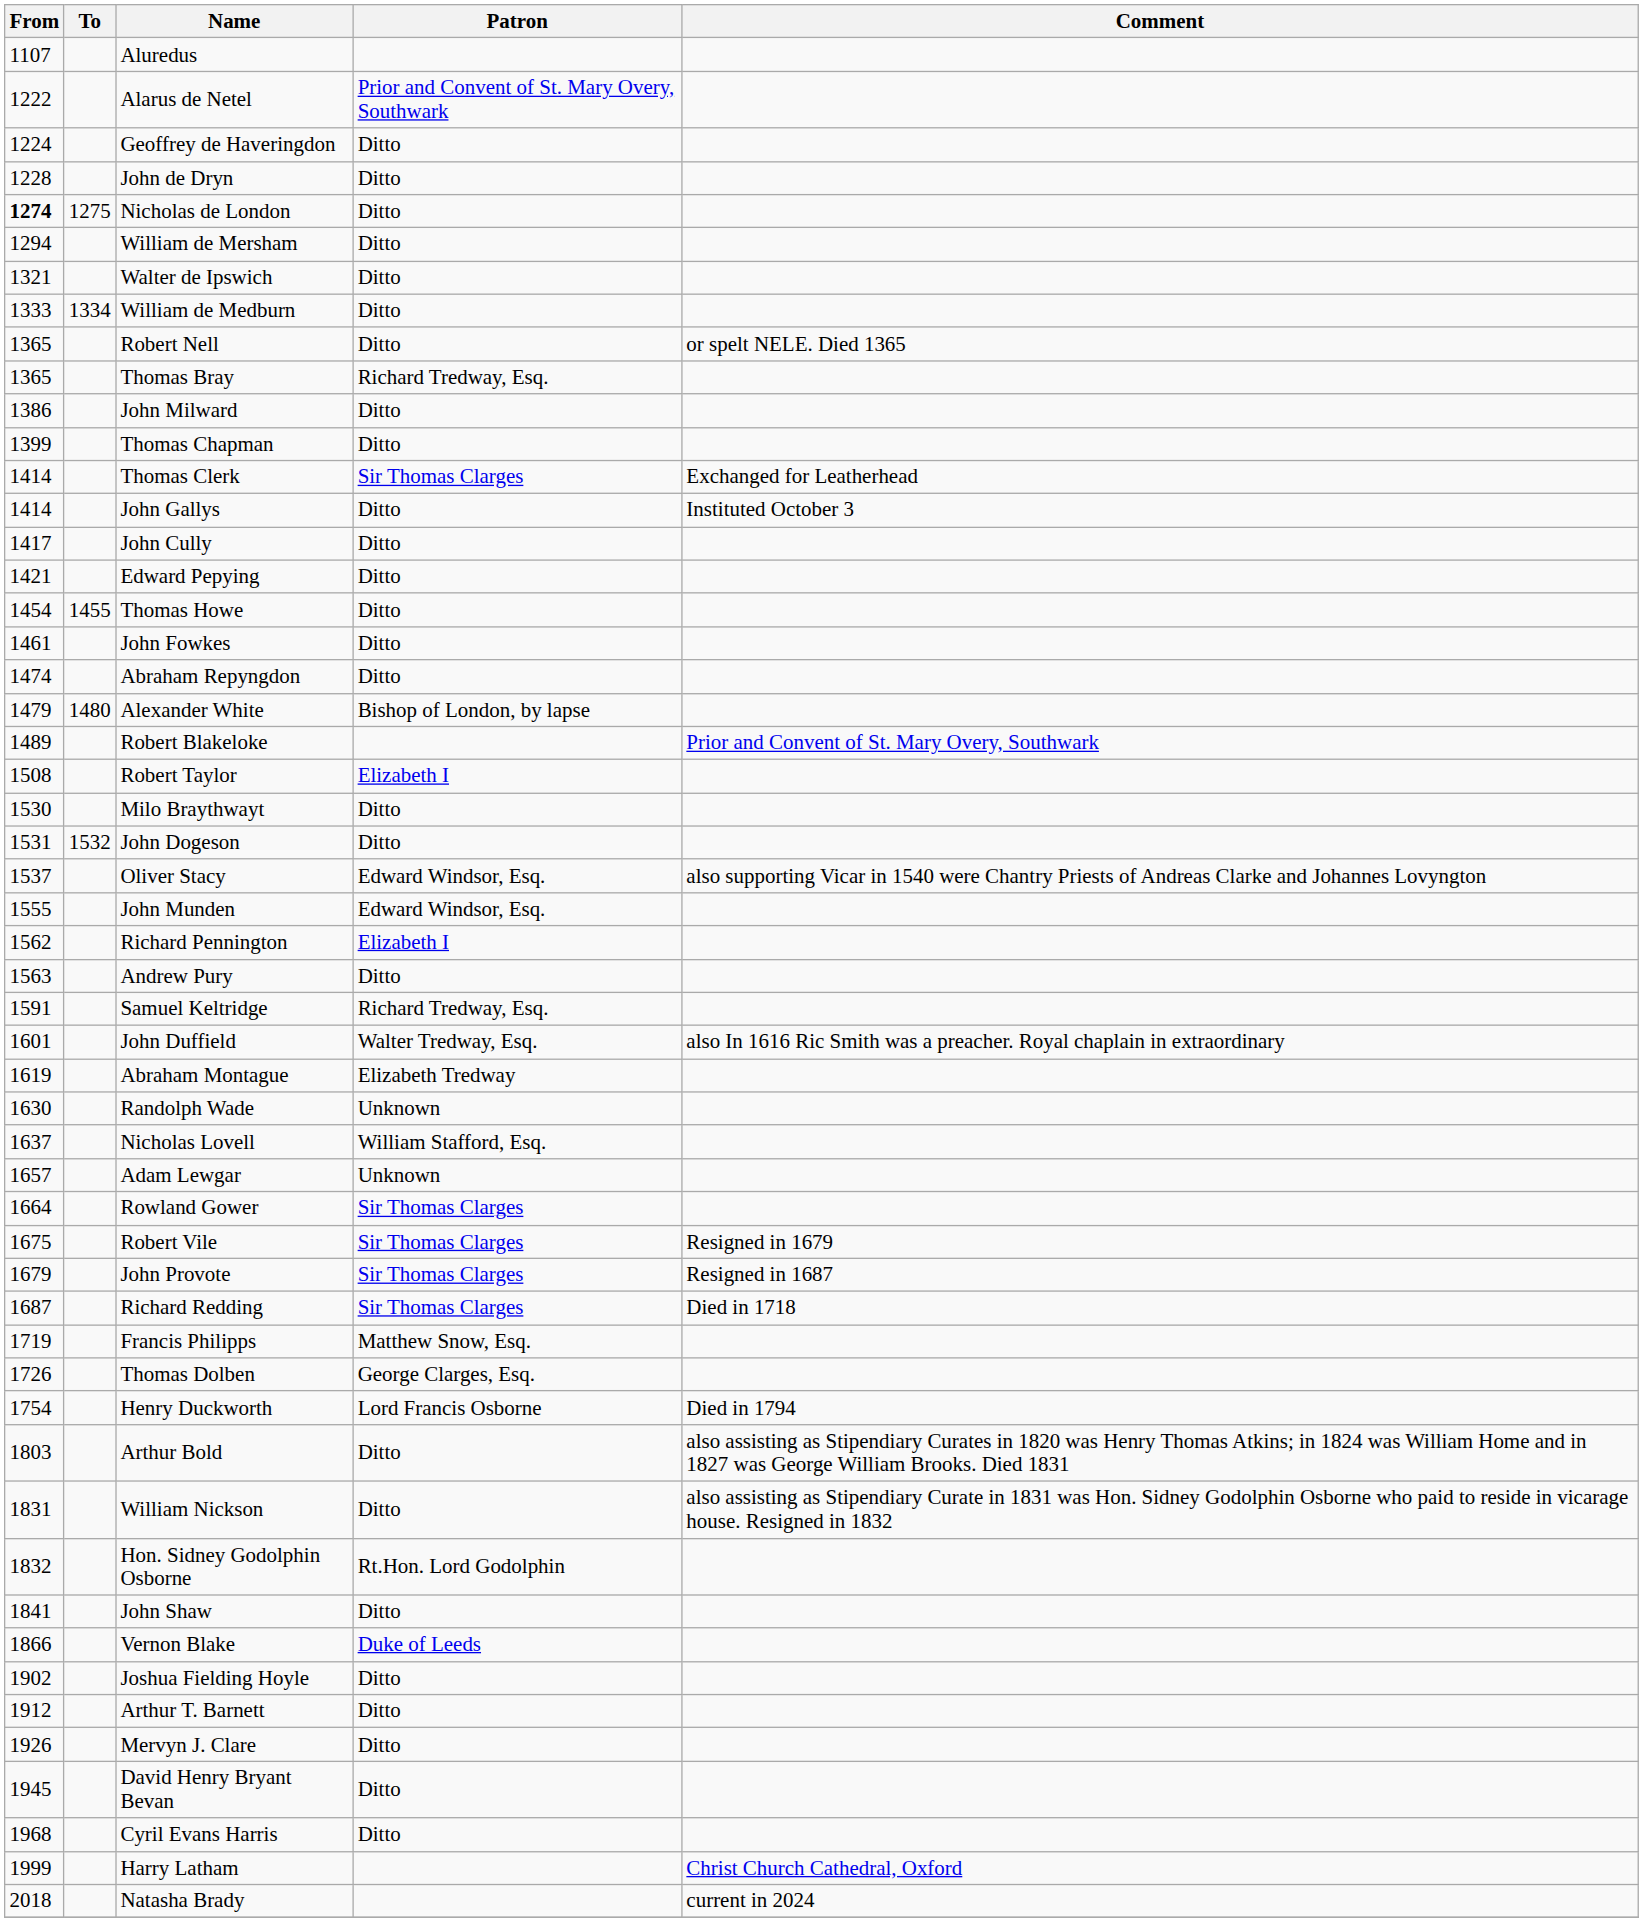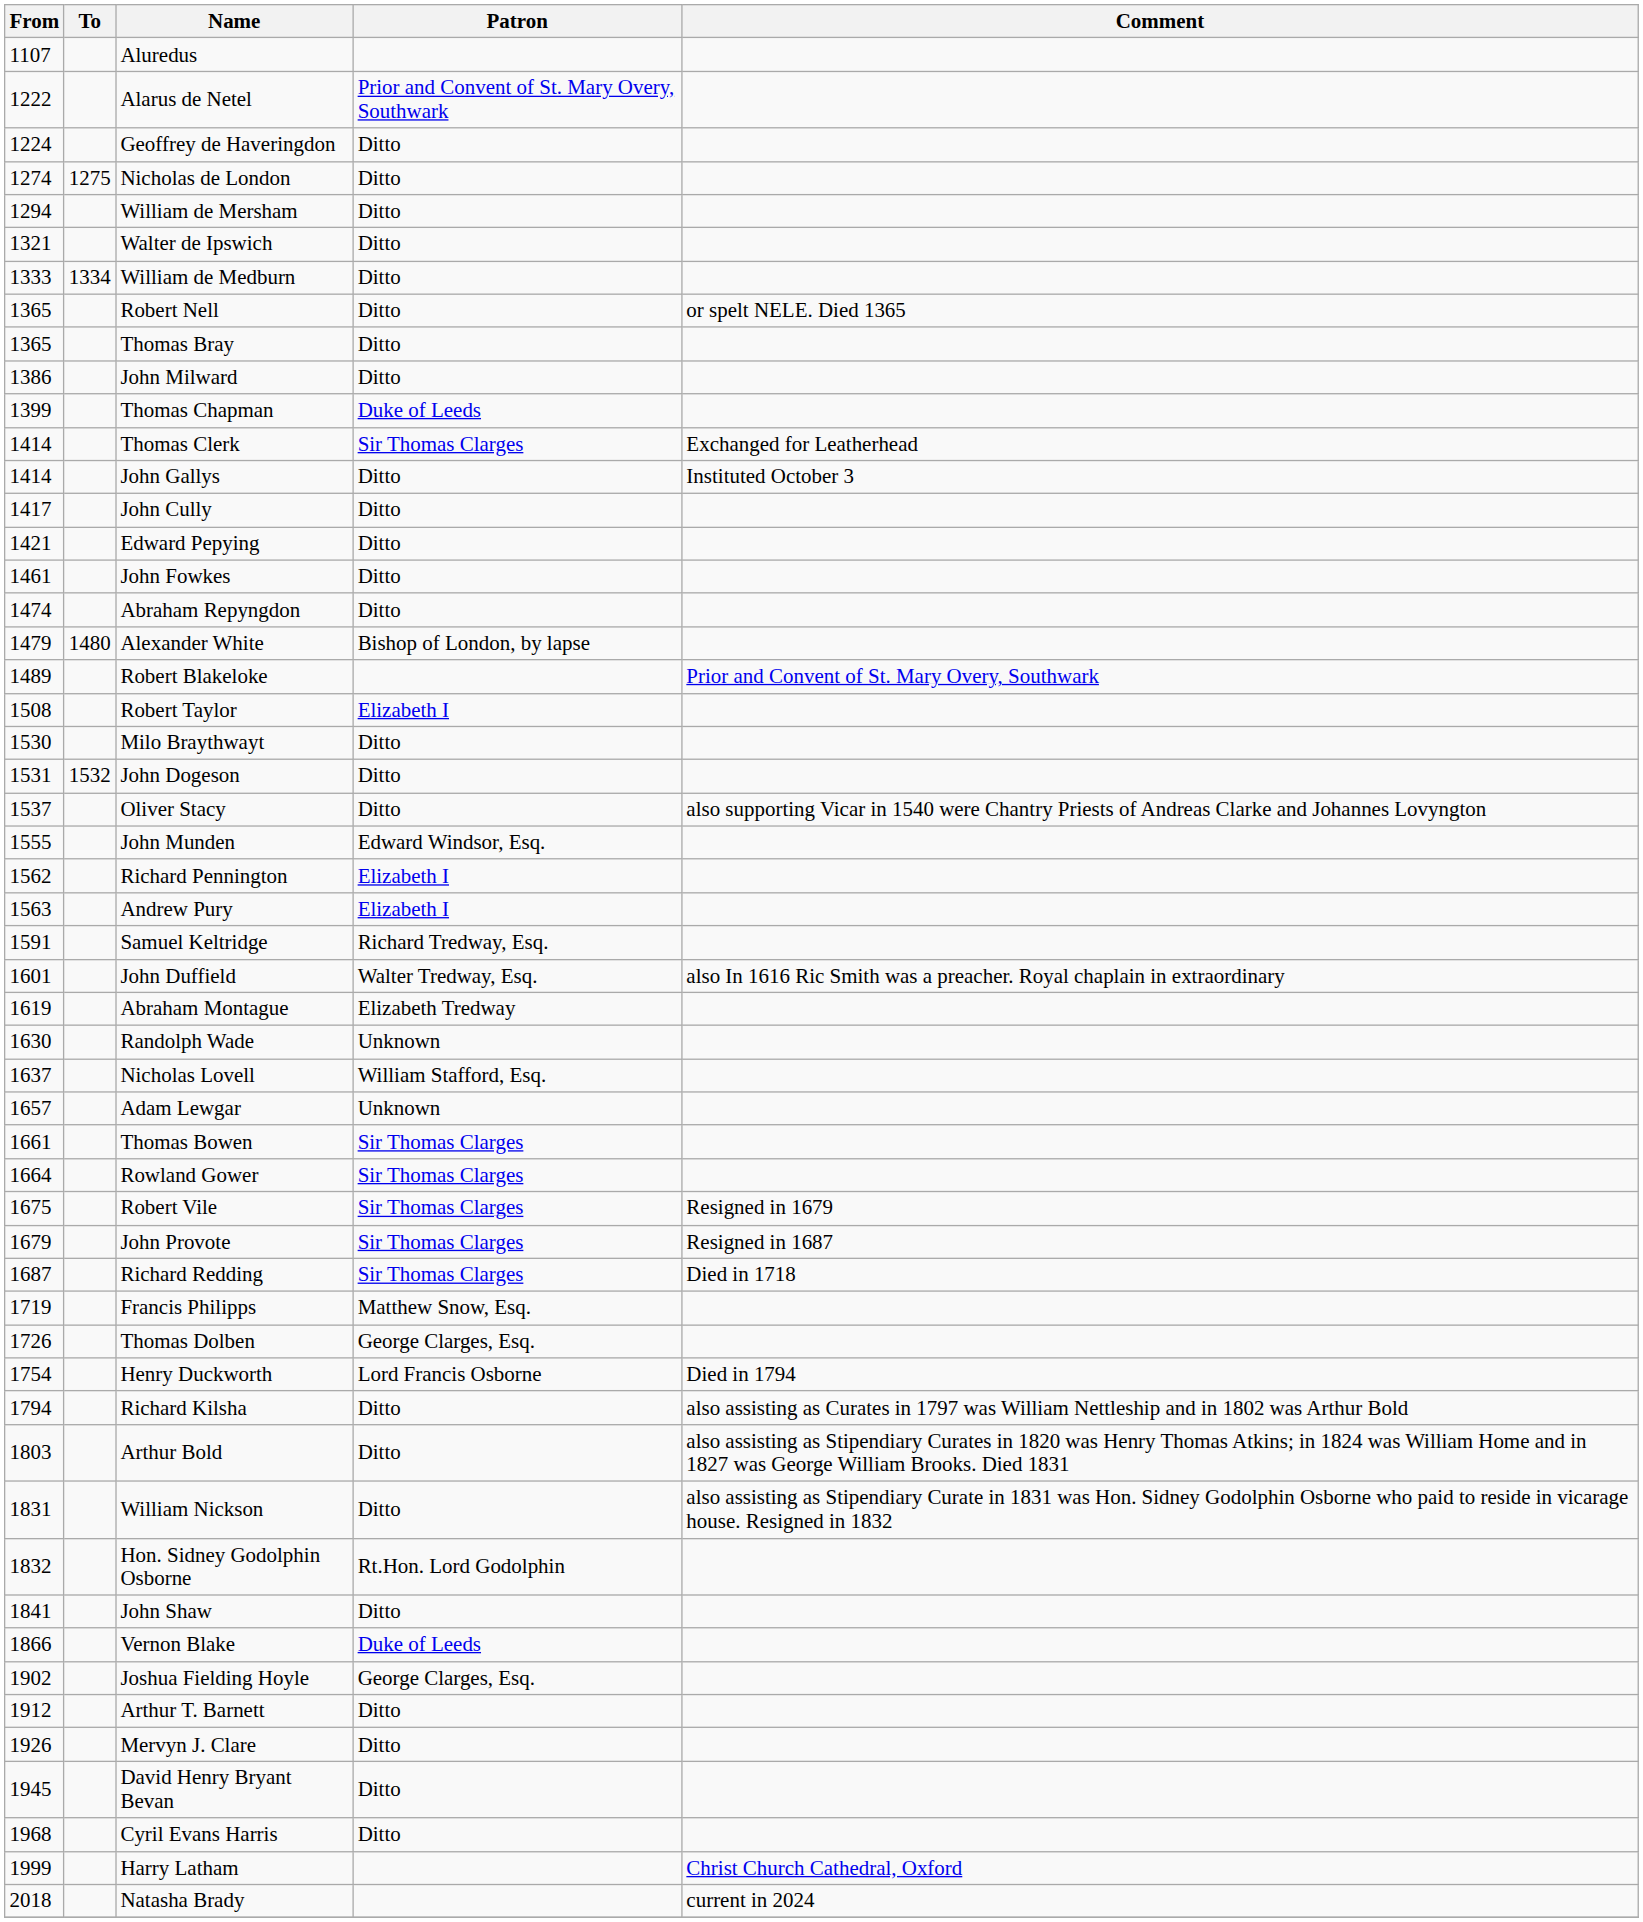- row: (177, 177)
(30, 210) bold -> (30, 177) normal
(453, 377) Richard Tredway, Esq. -> (379, 343) Ditto
(379, 443) Ditto -> (419, 410) Duke of Leeds
- row: (182, 609)
(451, 875) Edward Windsor, Esq. -> (379, 809) Ditto
(379, 975) Ditto -> (403, 908) Elizabeth I
+ row: (186, 1141)
+ row: (184, 1407)
(379, 1677) Ditto -> (446, 1677) George Clarges, Esq.
